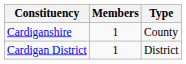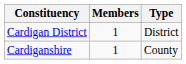rows swapped: (47, 50) <-> (39, 31)
